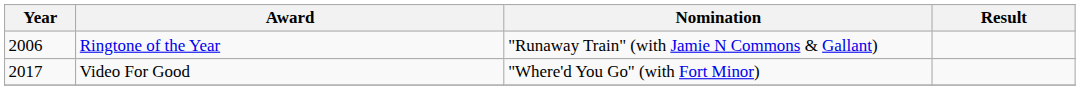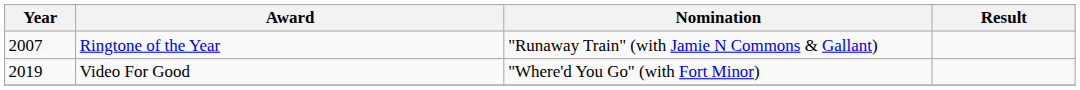(25, 44) 2006 -> (25, 44) 2007
(25, 71) 2017 -> (25, 71) 2019
